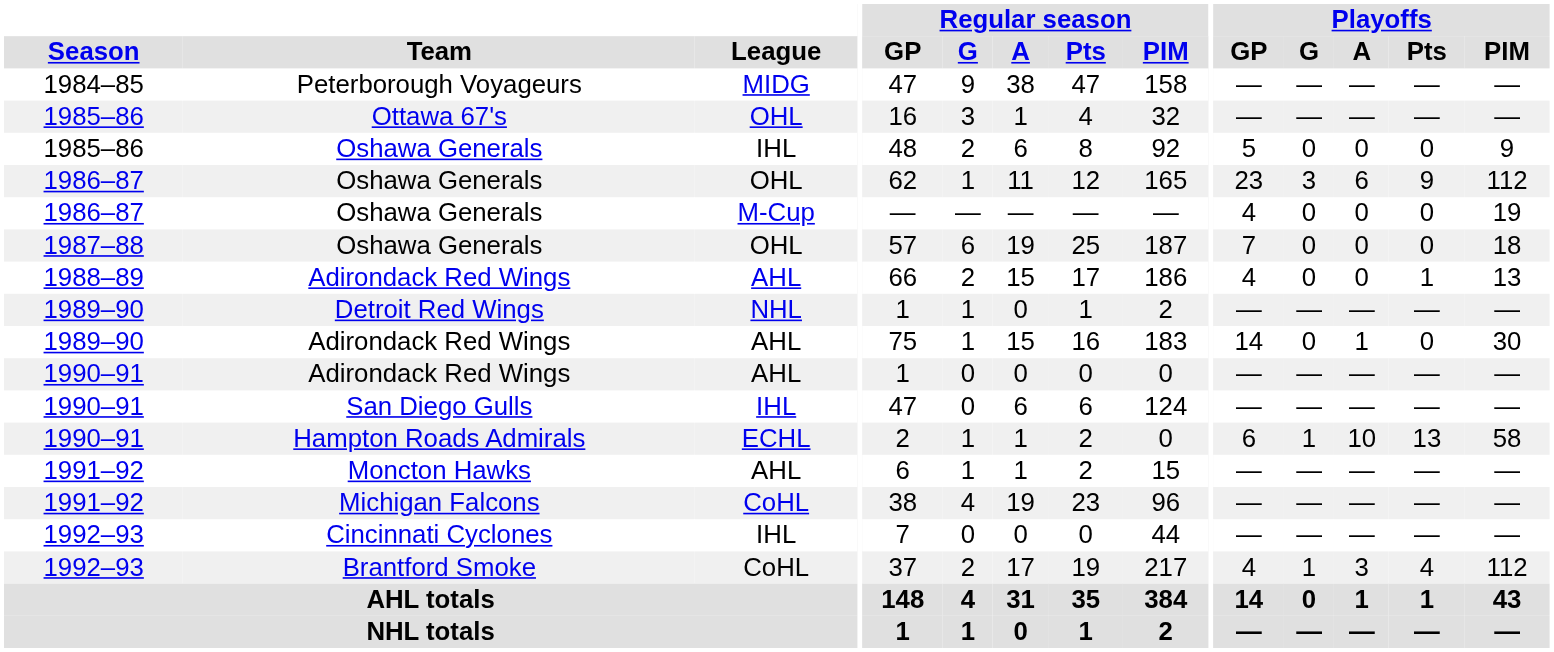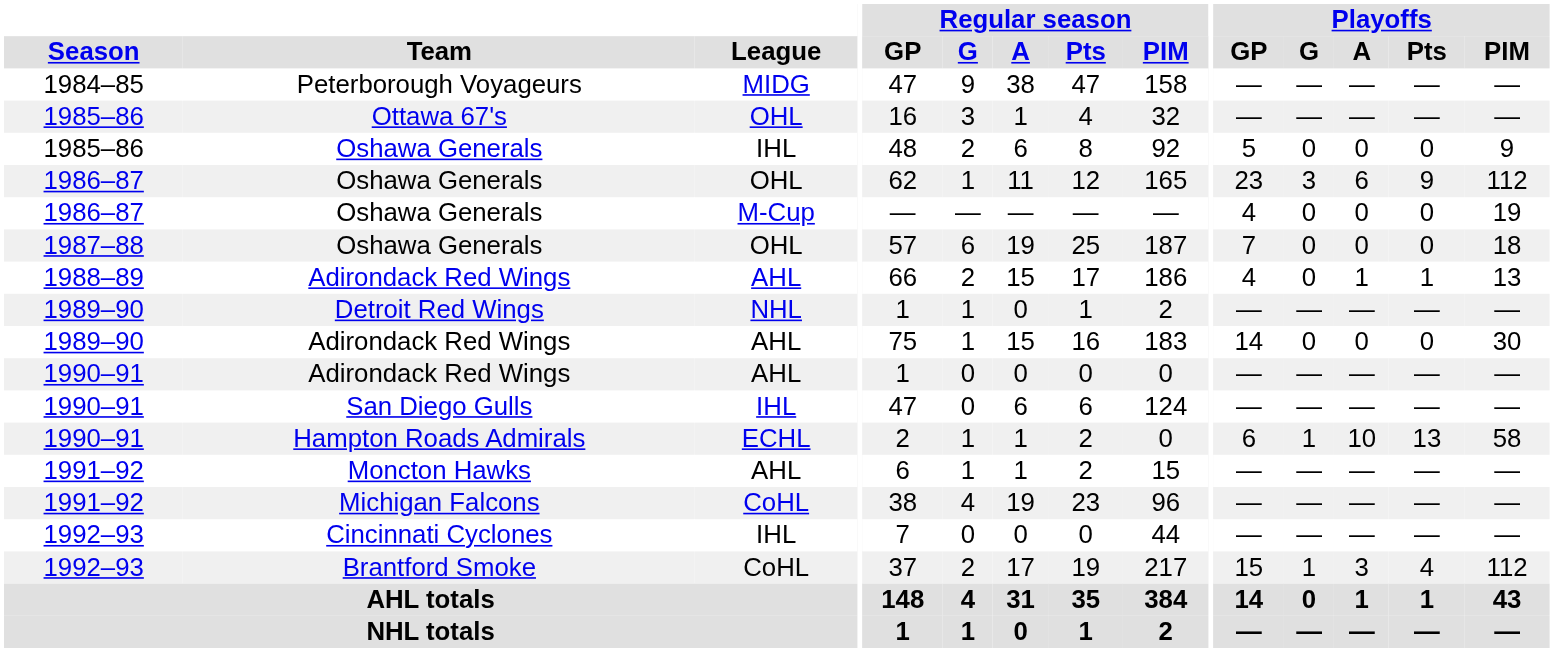(1362, 277) 0 -> (1362, 277) 1
(1362, 341) 1 -> (1362, 341) 0
(1249, 567) 4 -> (1249, 567) 15
